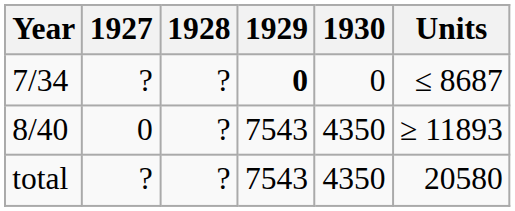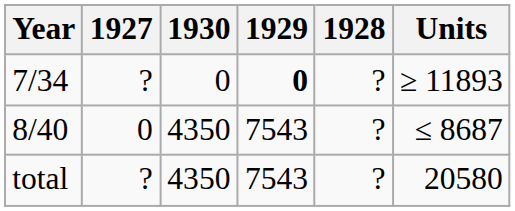columns swapped: (199, 29) <-> (354, 29)
(459, 79) ≤ 8687 -> (451, 79) ≥ 11893
(451, 129) ≥ 11893 -> (459, 129) ≤ 8687
